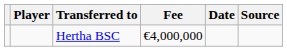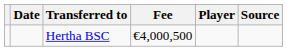columns swapped: (32, 14) <-> (222, 14)
(173, 35) €4,000,000 -> (163, 35) €4,000,500
